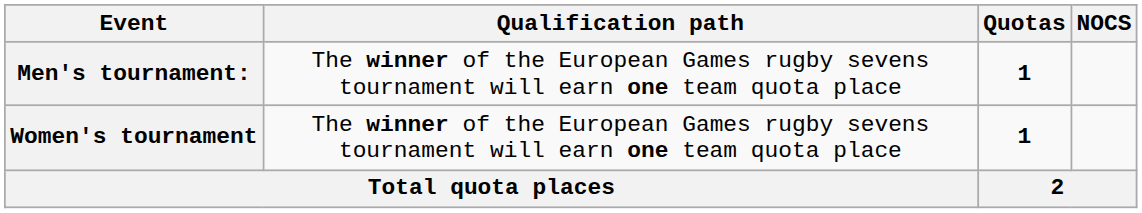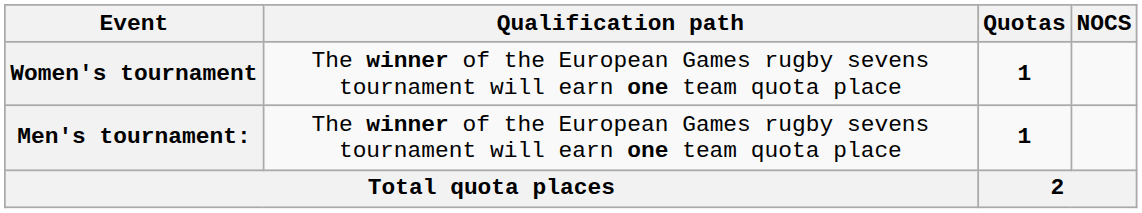rows swapped: (134, 74) <-> (134, 138)
